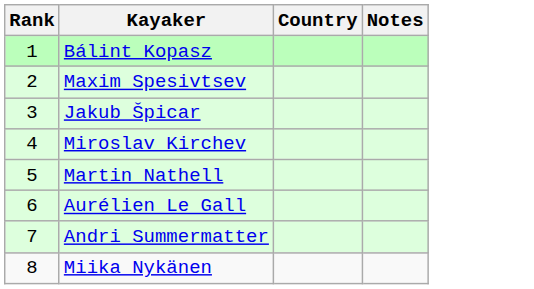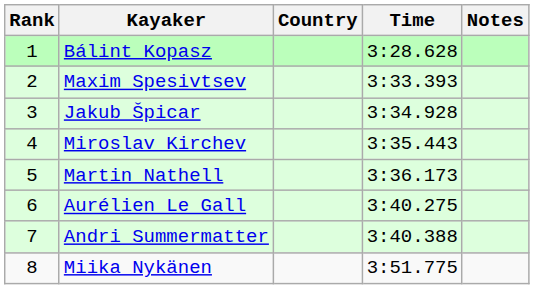+ column: (412, 20)
